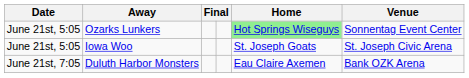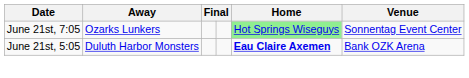(43, 30) June 21st, 5:05 -> (43, 30) June 21st, 7:05
- row: (109, 47)
(43, 64) June 21st, 7:05 -> (43, 47) June 21st, 5:05
(280, 64) normal -> (282, 47) bold
